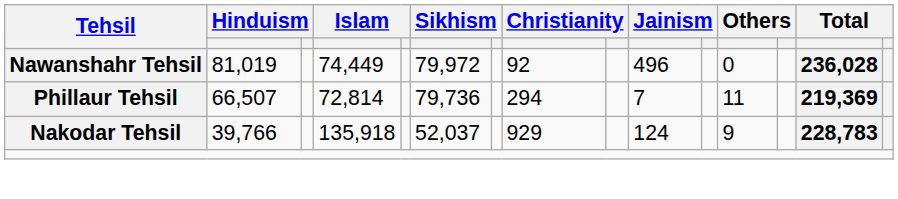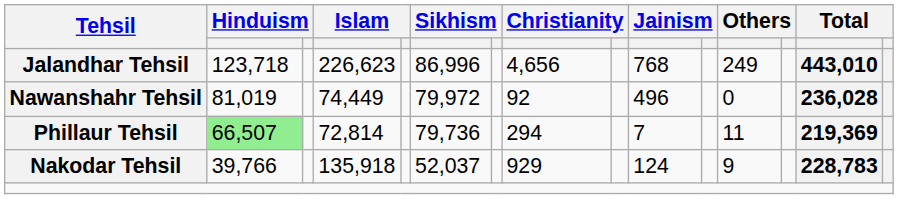+ row: (106, 64)
(244, 98) no background -> (244, 132) lightgreen background
